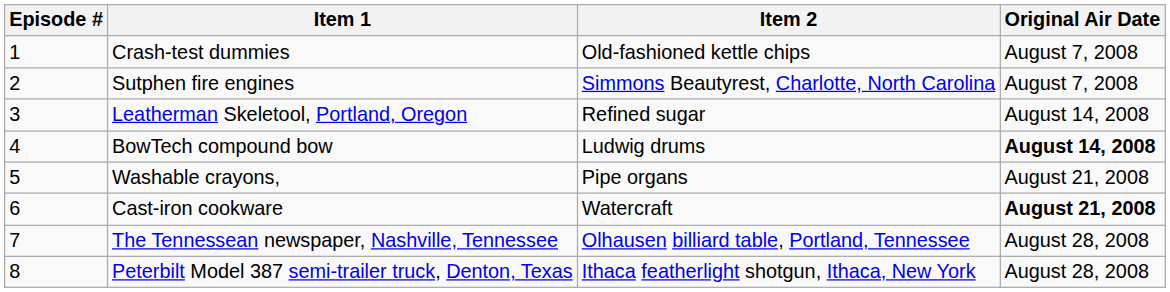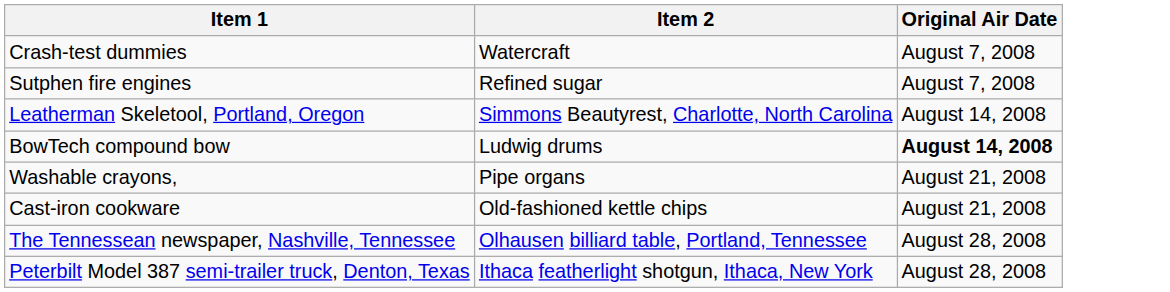- column: (56, 20)
(696, 51) Old-fashioned kettle chips -> (524, 51) Watercraft
(789, 83) Simmons Beautyrest, Charlotte, North Carolina -> (541, 83) Refined sugar
(644, 114) Refined sugar -> (686, 114) Simmons Beautyrest, Charlotte, North Carolina
(627, 209) Watercraft -> (593, 209) Old-fashioned kettle chips
(1080, 209) bold -> (974, 209) normal
